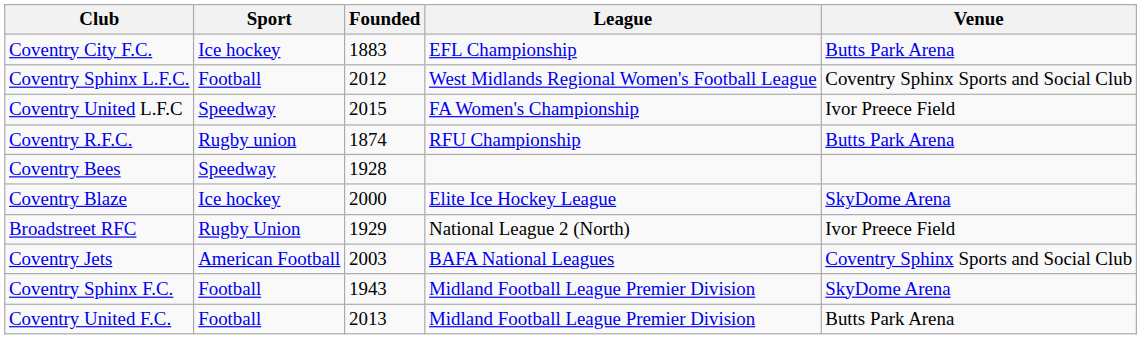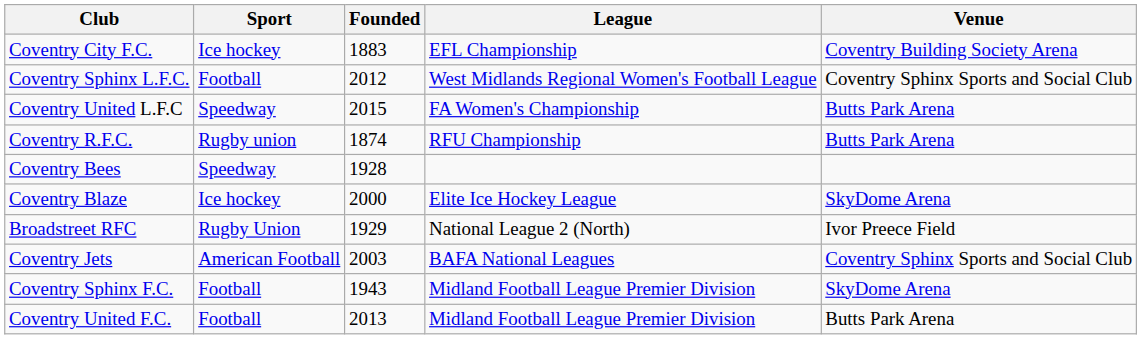(890, 49) Butts Park Arena -> (951, 49) Coventry Building Society Arena
(890, 109) Ivor Preece Field -> (890, 109) Butts Park Arena
